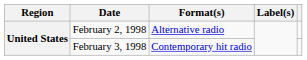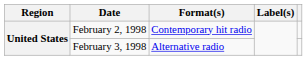(188, 30) Alternative radio -> (202, 30) Contemporary hit radio
(202, 47) Contemporary hit radio -> (188, 47) Alternative radio
